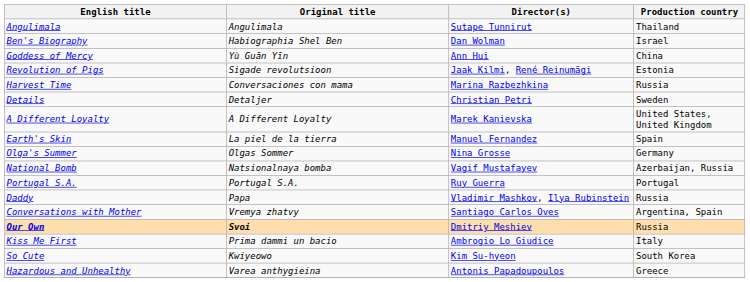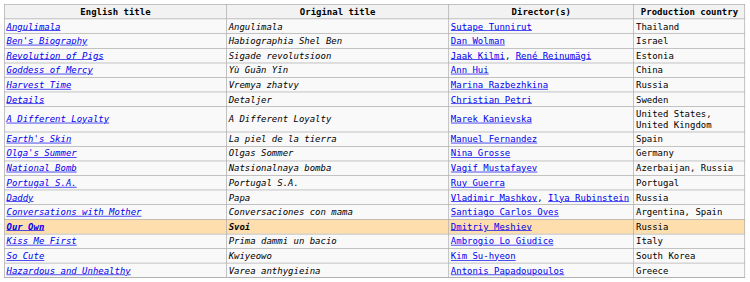rows swapped: (50, 56) <-> (55, 70)
(291, 85) Conversaciones con mama -> (264, 85) Vremya zhatvy
(264, 212) Vremya zhatvy -> (291, 212) Conversaciones con mama
